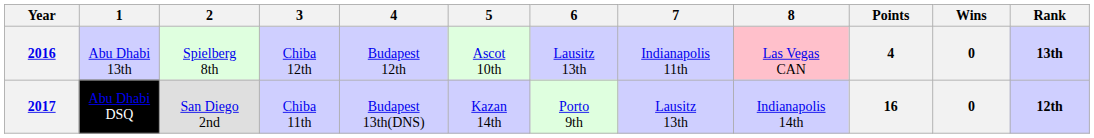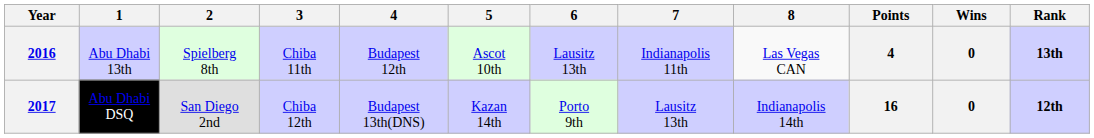(299, 61) Chiba 12th -> (299, 61) Chiba 11th
(791, 61) pink background -> (791, 61) no background
(299, 114) Chiba 11th -> (299, 114) Chiba 12th
